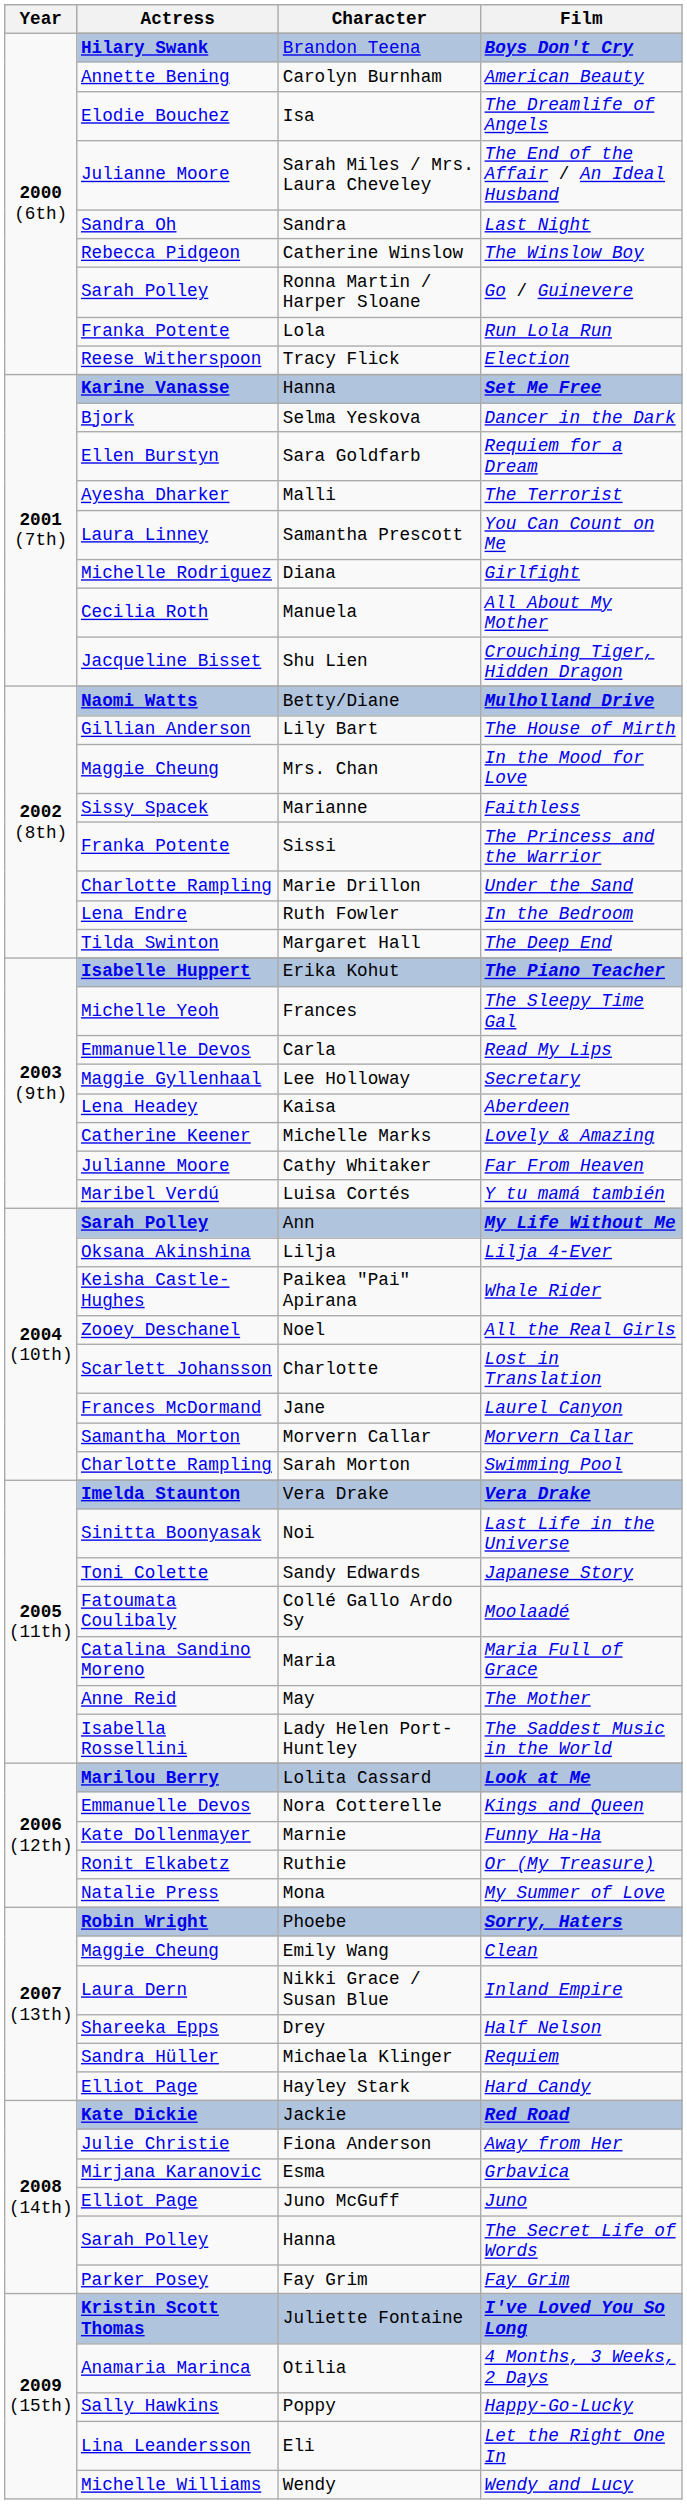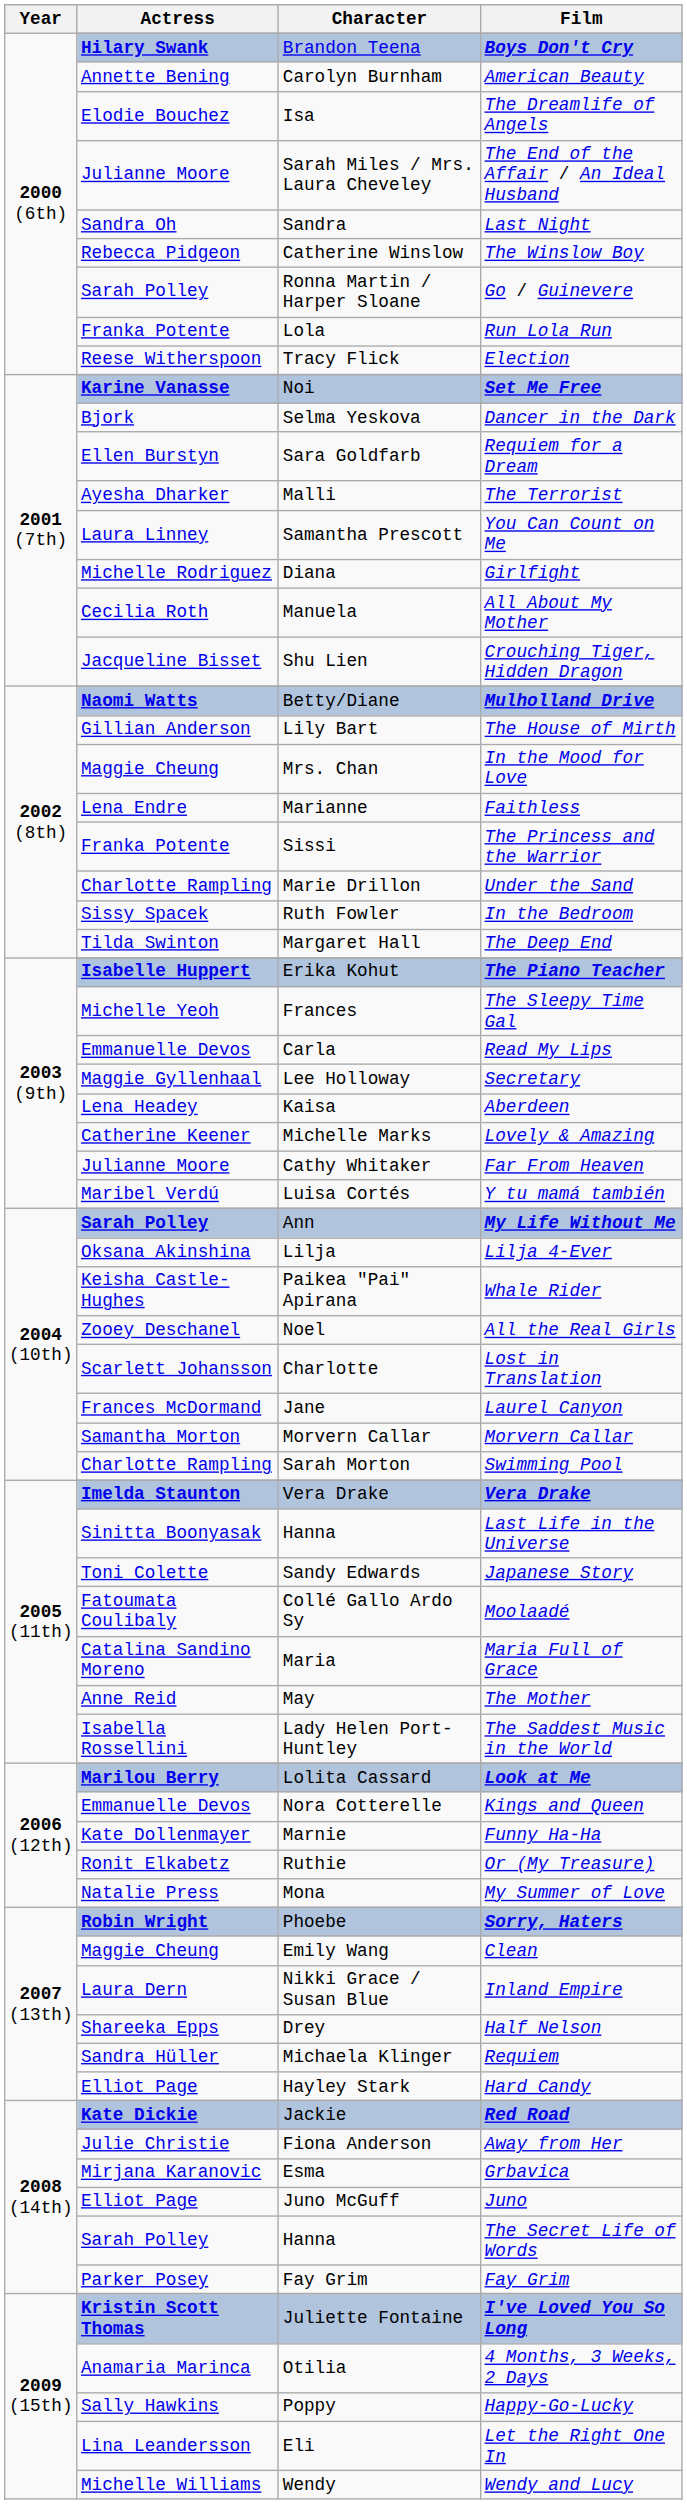(309, 389) Hanna -> (299, 389) Noi
(145, 808) Sissy Spacek -> (134, 808) Lena Endre
(134, 915) Lena Endre -> (145, 915) Sissy Spacek
(299, 1534) Noi -> (309, 1534) Hanna
